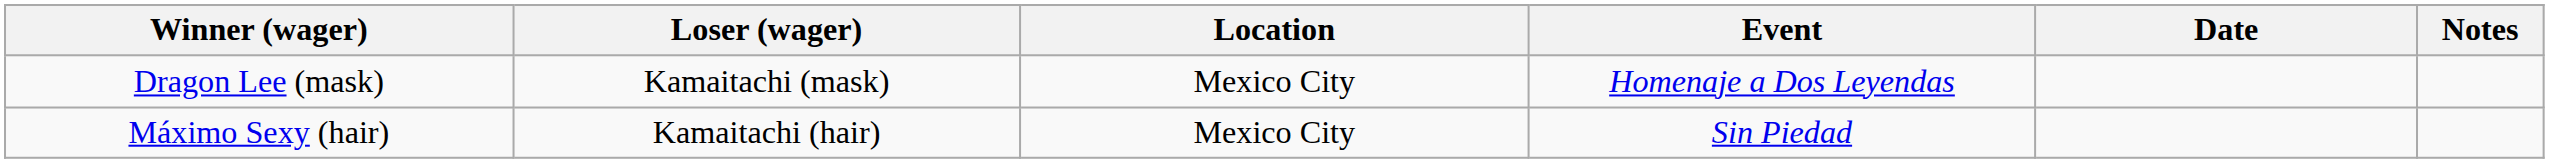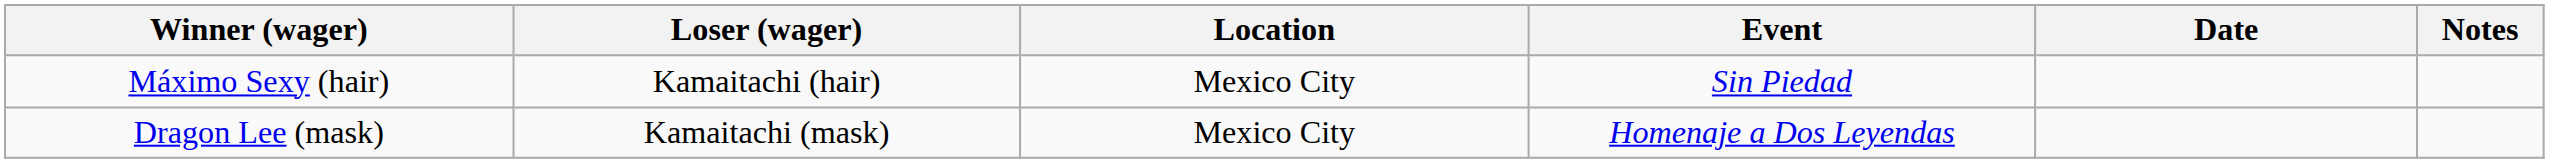rows swapped: (259, 81) <-> (259, 132)
